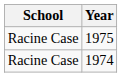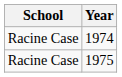rows swapped: (99, 60) <-> (99, 38)
